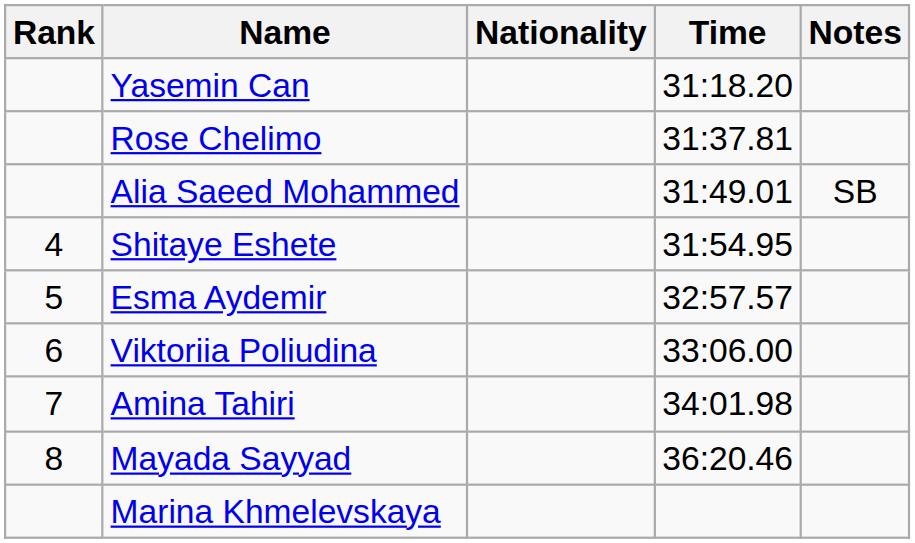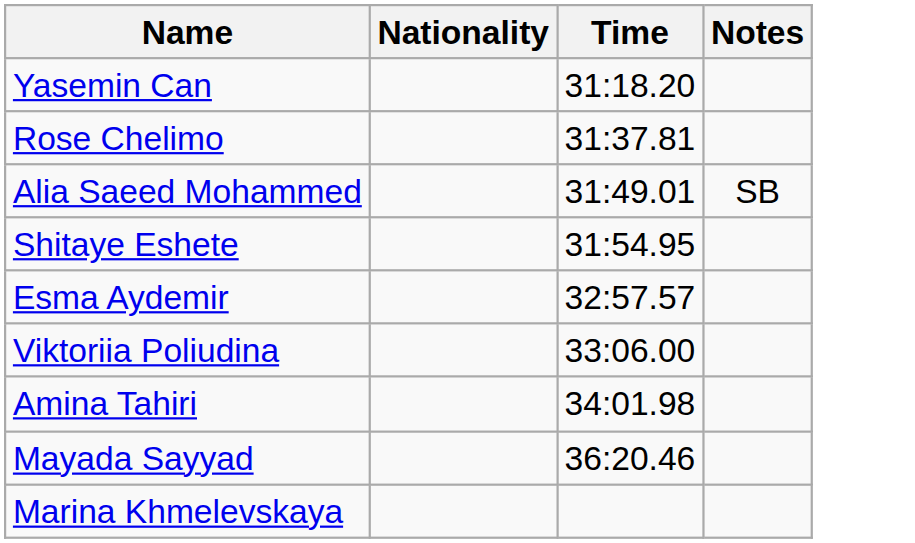- column: (54, 32)
